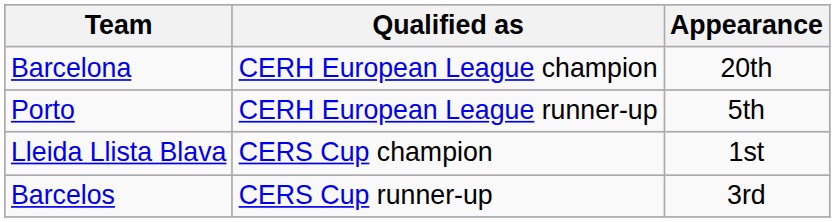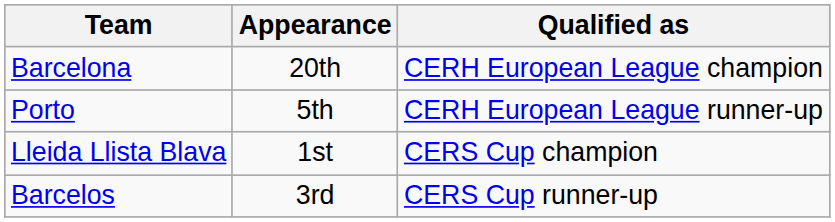columns swapped: (448, 25) <-> (746, 25)
